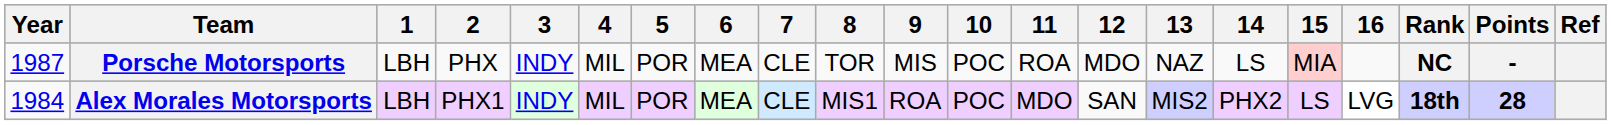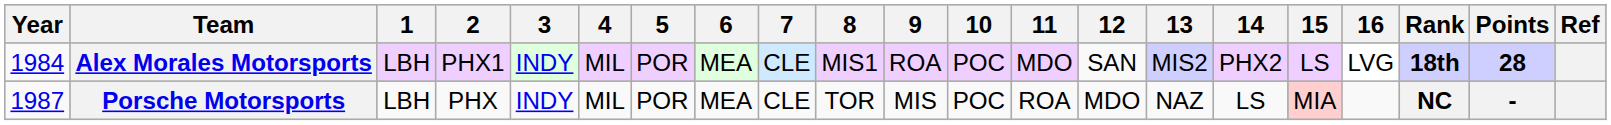rows swapped: (224, 101) <-> (224, 62)
